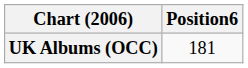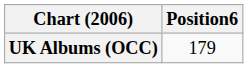(202, 47) 181 -> (202, 47) 179
